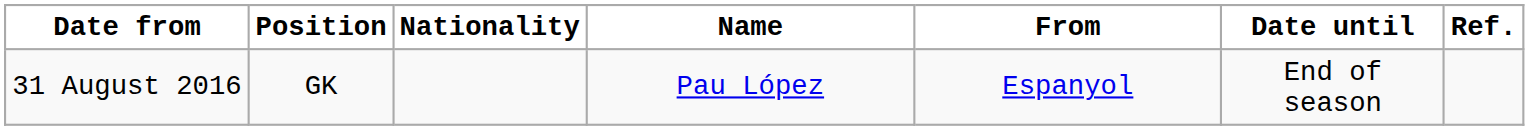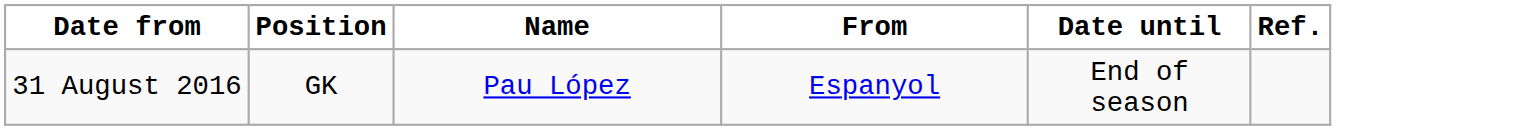- column: (490, 27)
